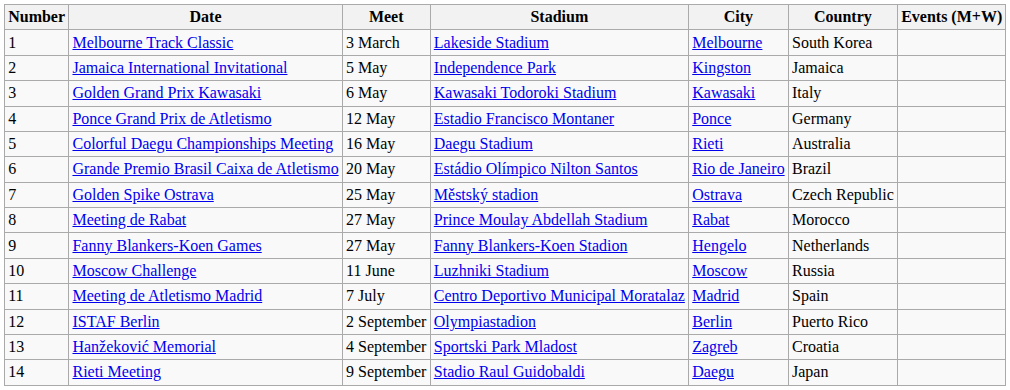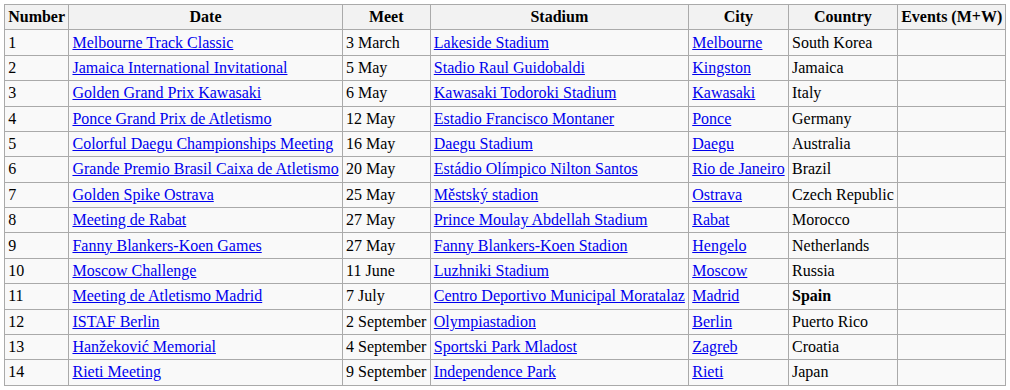(495, 67) Independence Park -> (509, 67) Stadio Raul Guidobaldi
(708, 144) Rieti -> (713, 144) Daegu
(810, 296) normal -> (812, 296) bold
(509, 372) Stadio Raul Guidobaldi -> (495, 372) Independence Park
(713, 372) Daegu -> (708, 372) Rieti
